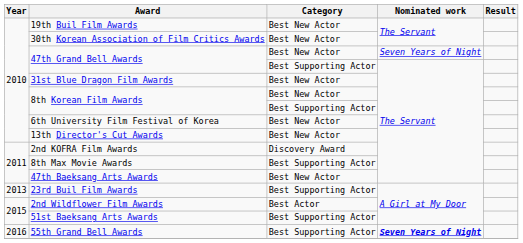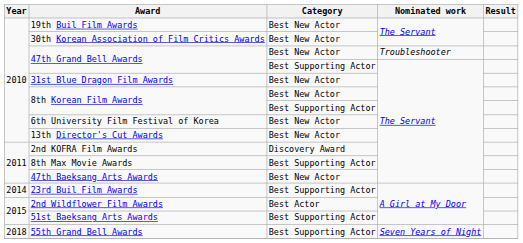(431, 53) Seven Years of Night -> (415, 53) Troubleshooter
(17, 190) 2013 -> (17, 190) 2014
(17, 232) 2016 -> (17, 232) 2018
(431, 232) bold -> (431, 232) normal
